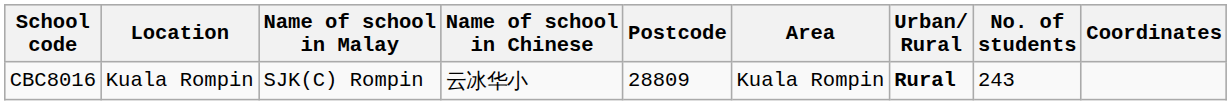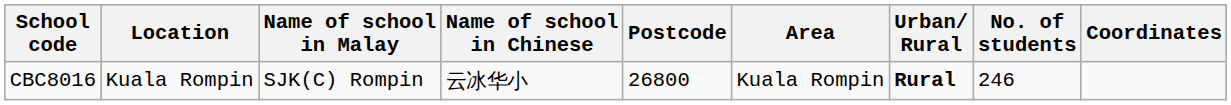(659, 81) 28809 -> (659, 81) 26800
(996, 81) 243 -> (996, 81) 246
